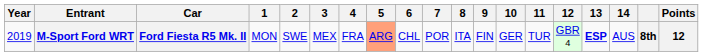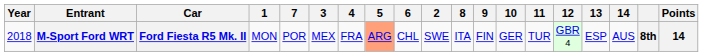columns swapped: (295, 13) <-> (437, 13)
(19, 36) 2019 -> (19, 36) 2018
(596, 36) bold -> (596, 36) normal
(679, 36) 12 -> (679, 36) 14
